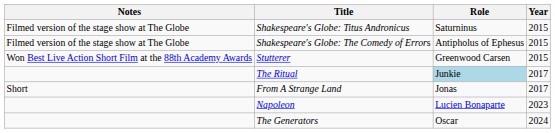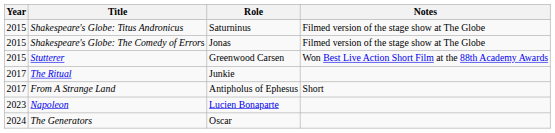columns swapped: (538, 12) <-> (129, 12)
(480, 43) Antipholus of Ephesus -> (220, 43) Jonas
(448, 74) lightblue background -> (222, 74) no background
(446, 89) Jonas -> (254, 89) Antipholus of Ephesus
